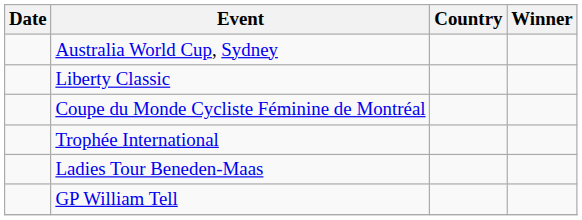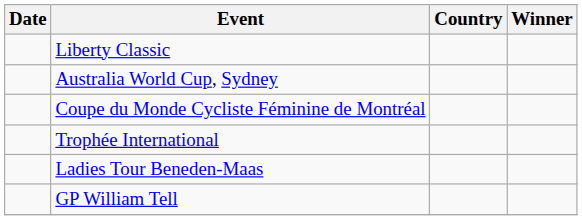rows swapped: (167, 49) <-> (113, 79)
